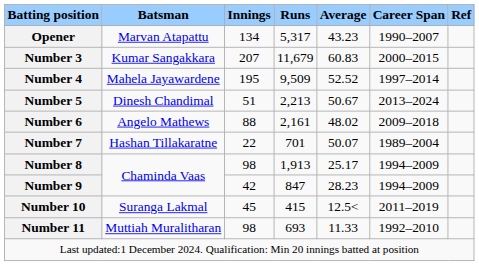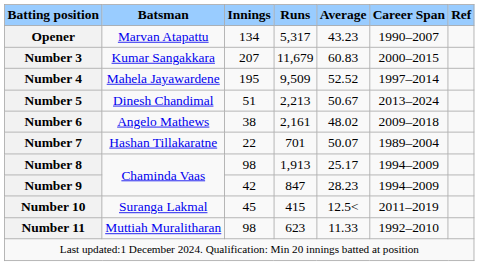(249, 121) 88 -> (249, 121) 38
(295, 228) 693 -> (295, 228) 623
